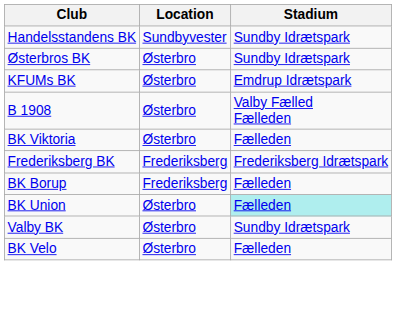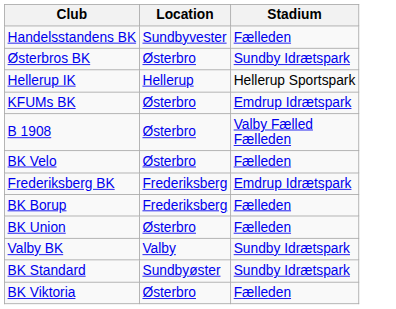(292, 37) Sundby Idrætspark -> (262, 37) Fælleden
+ row: (42, 80)
rows swapped: (42, 140) <-> (32, 249)
(311, 161) Frederiksberg Idrætspark -> (293, 183) Emdrup Idrætspark
(262, 205) paleturquoise background -> (262, 227) no background
(169, 227) Østerbro -> (159, 249) Valby
+ row: (47, 270)
